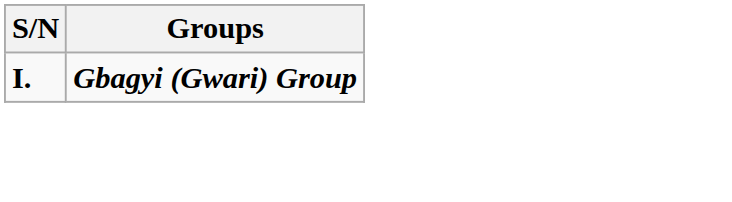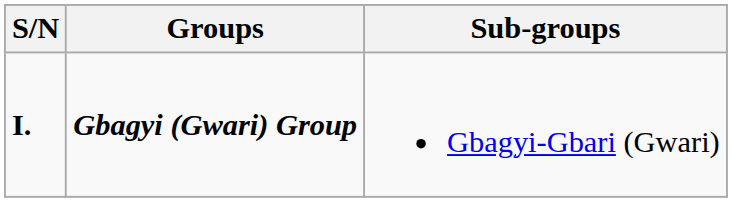+ column: (545, 28)
